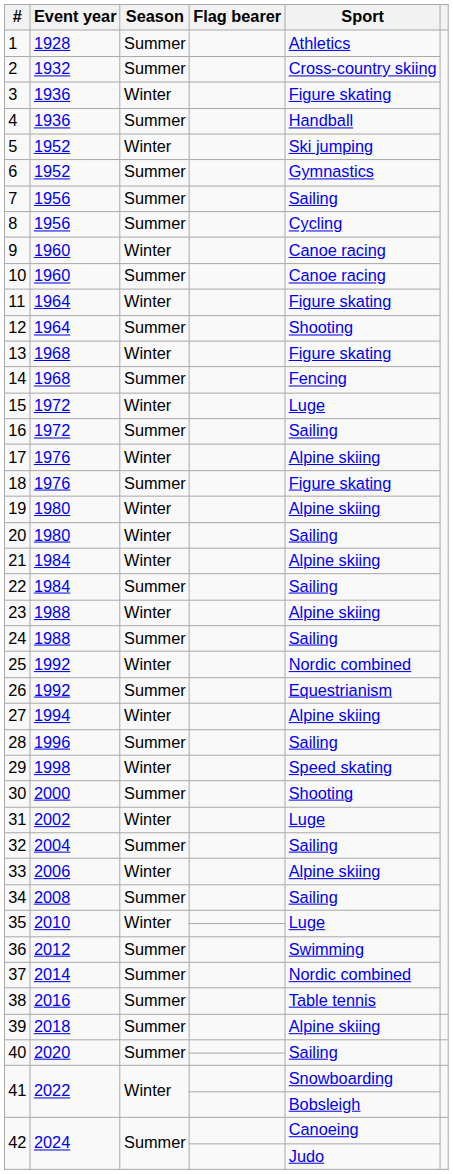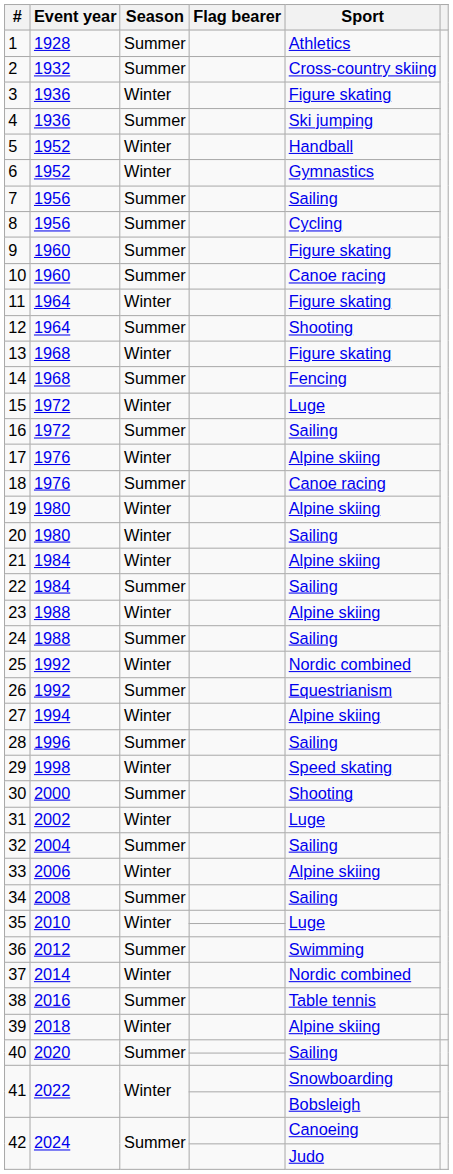(321, 120) Handball -> (331, 120) Ski jumping
(331, 146) Ski jumping -> (321, 146) Handball
(155, 172) Summer -> (148, 172) Winter
(148, 250) Winter -> (155, 250) Summer
(337, 250) Canoe racing -> (340, 250) Figure skating
(340, 483) Figure skating -> (337, 483) Canoe racing
(155, 975) Summer -> (148, 975) Winter
(155, 1026) Summer -> (148, 1026) Winter
